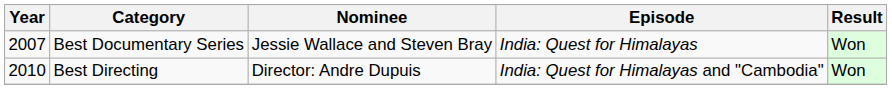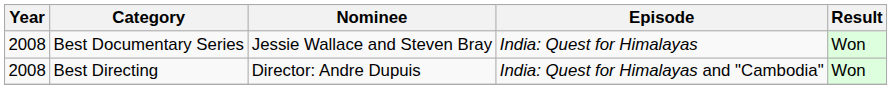(27, 44) 2007 -> (27, 44) 2008
(27, 71) 2010 -> (27, 71) 2008
